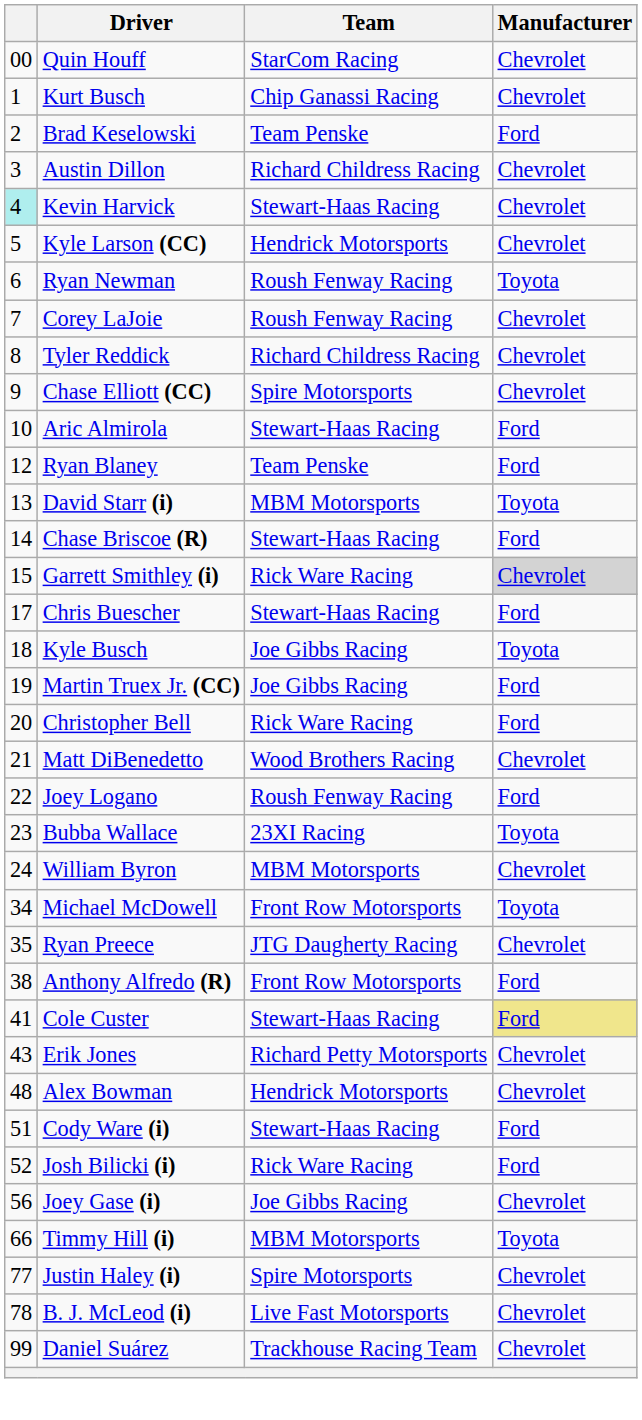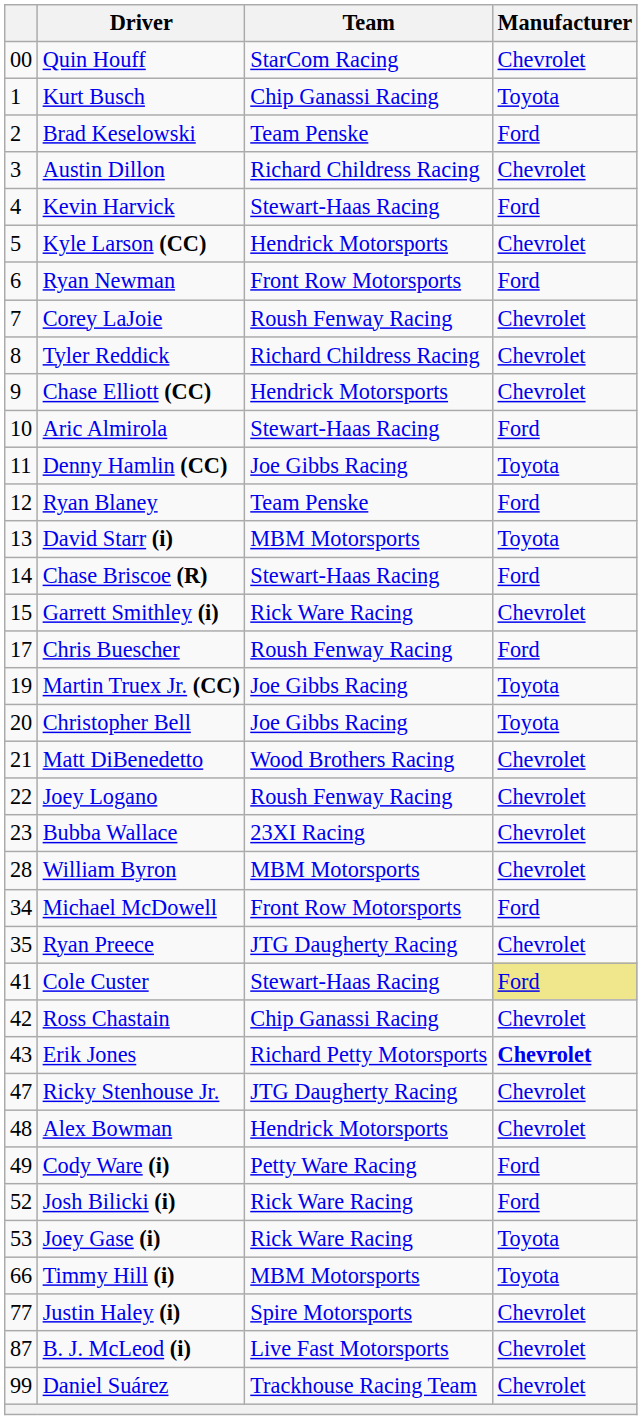(542, 96) Chevrolet -> (528, 96) Toyota
(16, 207) paleturquoise background -> (16, 207) no background
(542, 207) Chevrolet -> (519, 207) Ford
(351, 281) Roush Fenway Racing -> (356, 281) Front Row Motorsports
(528, 281) Toyota -> (519, 281) Ford
(331, 391) Spire Motorsports -> (349, 391) Hendrick Motorsports
+ row: (135, 465)
(542, 575) lightgrey background -> (542, 612) no background
(345, 612) Stewart-Haas Racing -> (351, 649) Roush Fenway Racing
- row: (95, 649)
(519, 686) Ford -> (528, 686) Toyota
(332, 723) Rick Ware Racing -> (329, 723) Joe Gibbs Racing
(519, 723) Ford -> (528, 723) Toyota
(519, 796) Ford -> (542, 796) Chevrolet
(528, 833) Toyota -> (542, 833) Chevrolet
(21, 870) 24 -> (21, 870) 28
(528, 907) Toyota -> (519, 907) Ford
- row: (137, 980)
+ row: (106, 1017)
(542, 1054) normal -> (544, 1054) bold
+ row: (131, 1091)
(21, 1128) 51 -> (21, 1165) 49
(345, 1128) Stewart-Haas Racing -> (333, 1165) Petty Ware Racing
(21, 1202) 56 -> (21, 1238) 53
(329, 1202) Joe Gibbs Racing -> (332, 1238) Rick Ware Racing
(542, 1202) Chevrolet -> (528, 1238) Toyota
(21, 1312) 78 -> (21, 1349) 87
